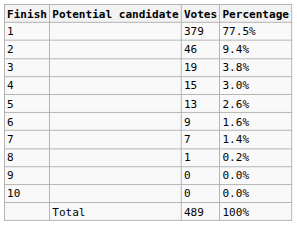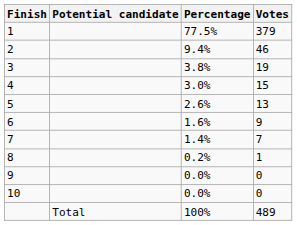columns swapped: (256, 13) <-> (201, 13)
